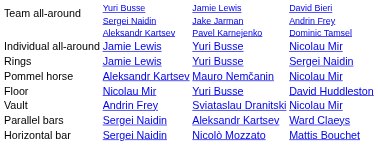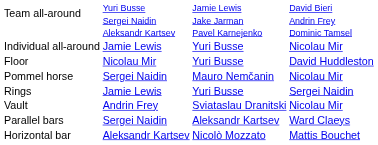rows swapped: (16, 91) <-> (18, 61)
(146, 76) Aleksandr Kartsev -> (135, 76) Sergei Naidin
(135, 135) Sergei Naidin -> (146, 135) Aleksandr Kartsev
